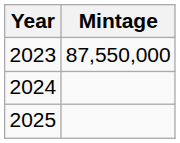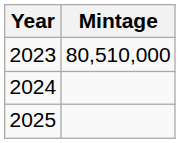(118, 54) 87,550,000 -> (118, 54) 80,510,000
